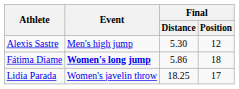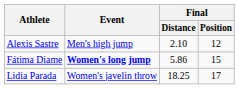(179, 44) 5.30 -> (179, 44) 2.10
(216, 60) 18 -> (216, 60) 15
